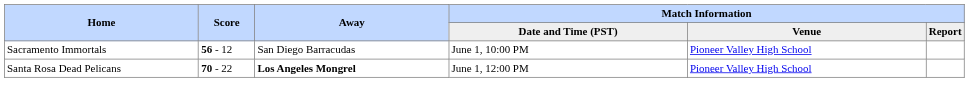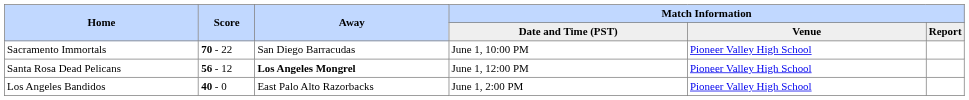(217, 50) 56 - 12 -> (217, 50) 70 - 22
(217, 68) 70 - 22 -> (217, 68) 56 - 12
+ row: (56, 86)
